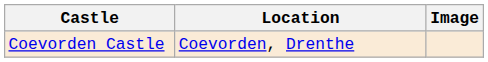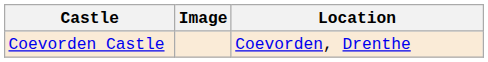columns swapped: (301, 18) <-> (455, 18)
